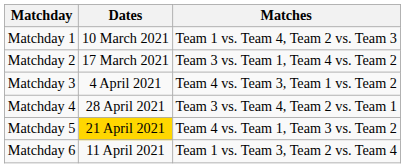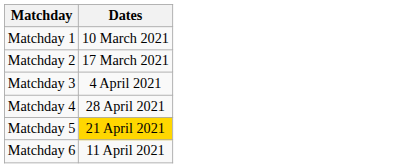- column: (286, 15)
